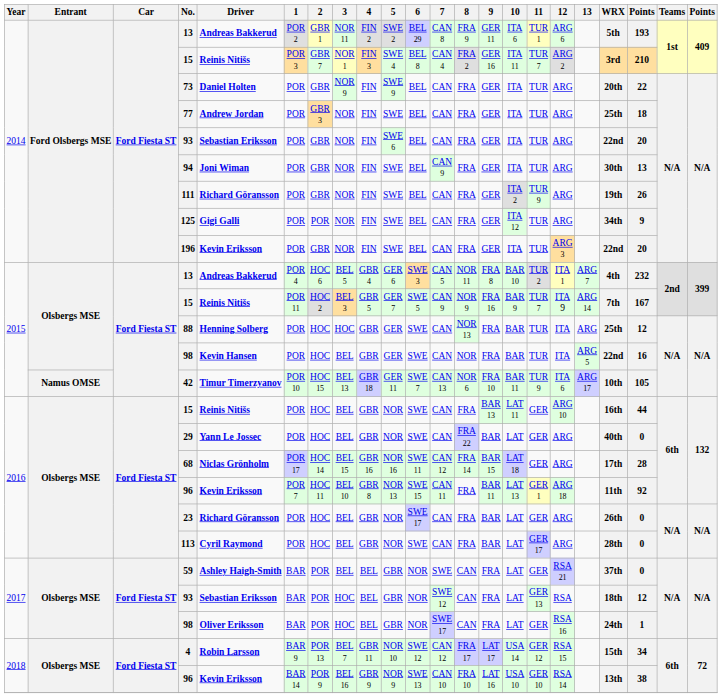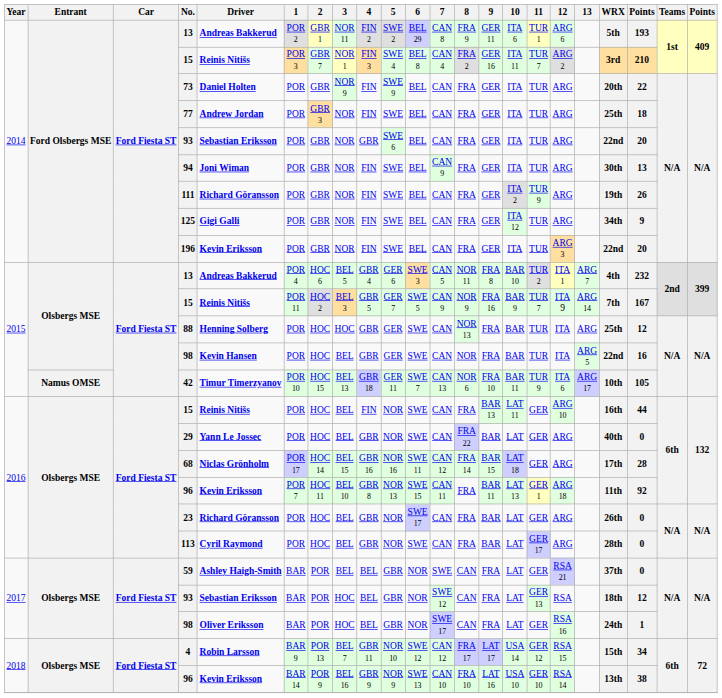(369, 141) FIN -> (369, 141) GBR
(320, 222) POR -> (320, 222) GBR
(369, 410) GBR -> (369, 410) FIN
